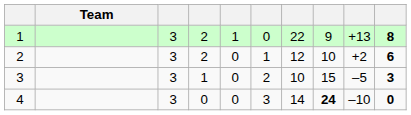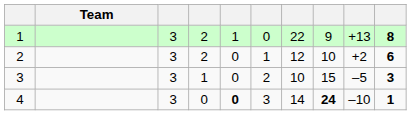(235, 99) normal -> (235, 99) bold
(390, 99) 0 -> (390, 99) 1
